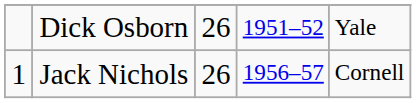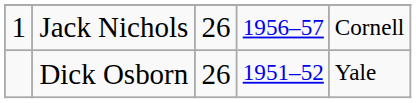rows swapped: (114, 73) <-> (114, 27)
